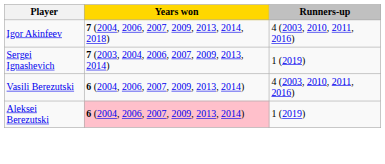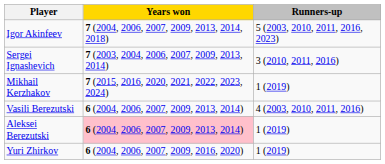(313, 33) 4 (2003, 2010, 2011, 2016) -> (309, 33) 5 (2003, 2010, 2011, 2016, 2023)
(288, 60) 1 (2019) -> (297, 60) 3 (2010, 2011, 2016)
+ row: (28, 87)
+ row: (32, 151)
